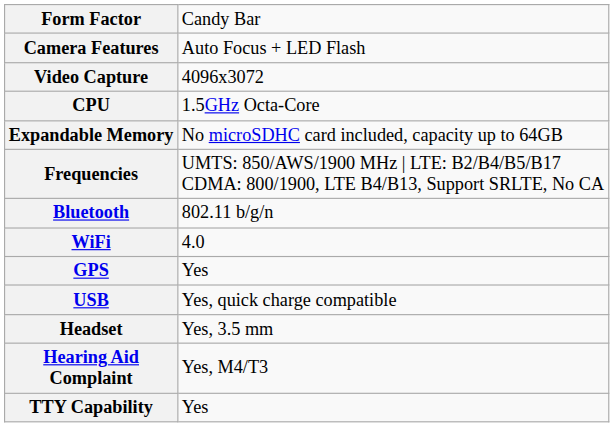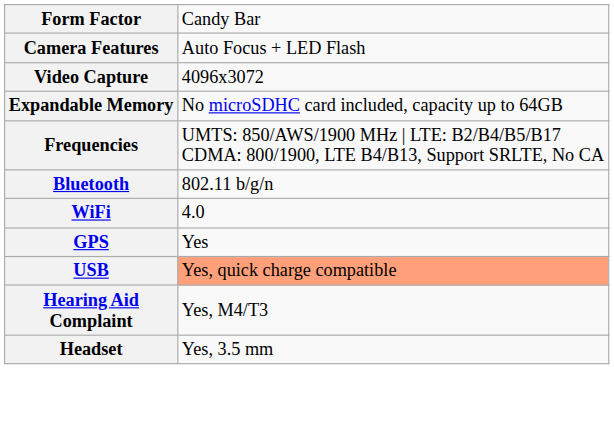- row: (91, 105)
(289, 299) no background -> (289, 270) lightsalmon background
rows swapped: (91, 328) <-> (91, 367)
- row: (91, 407)
